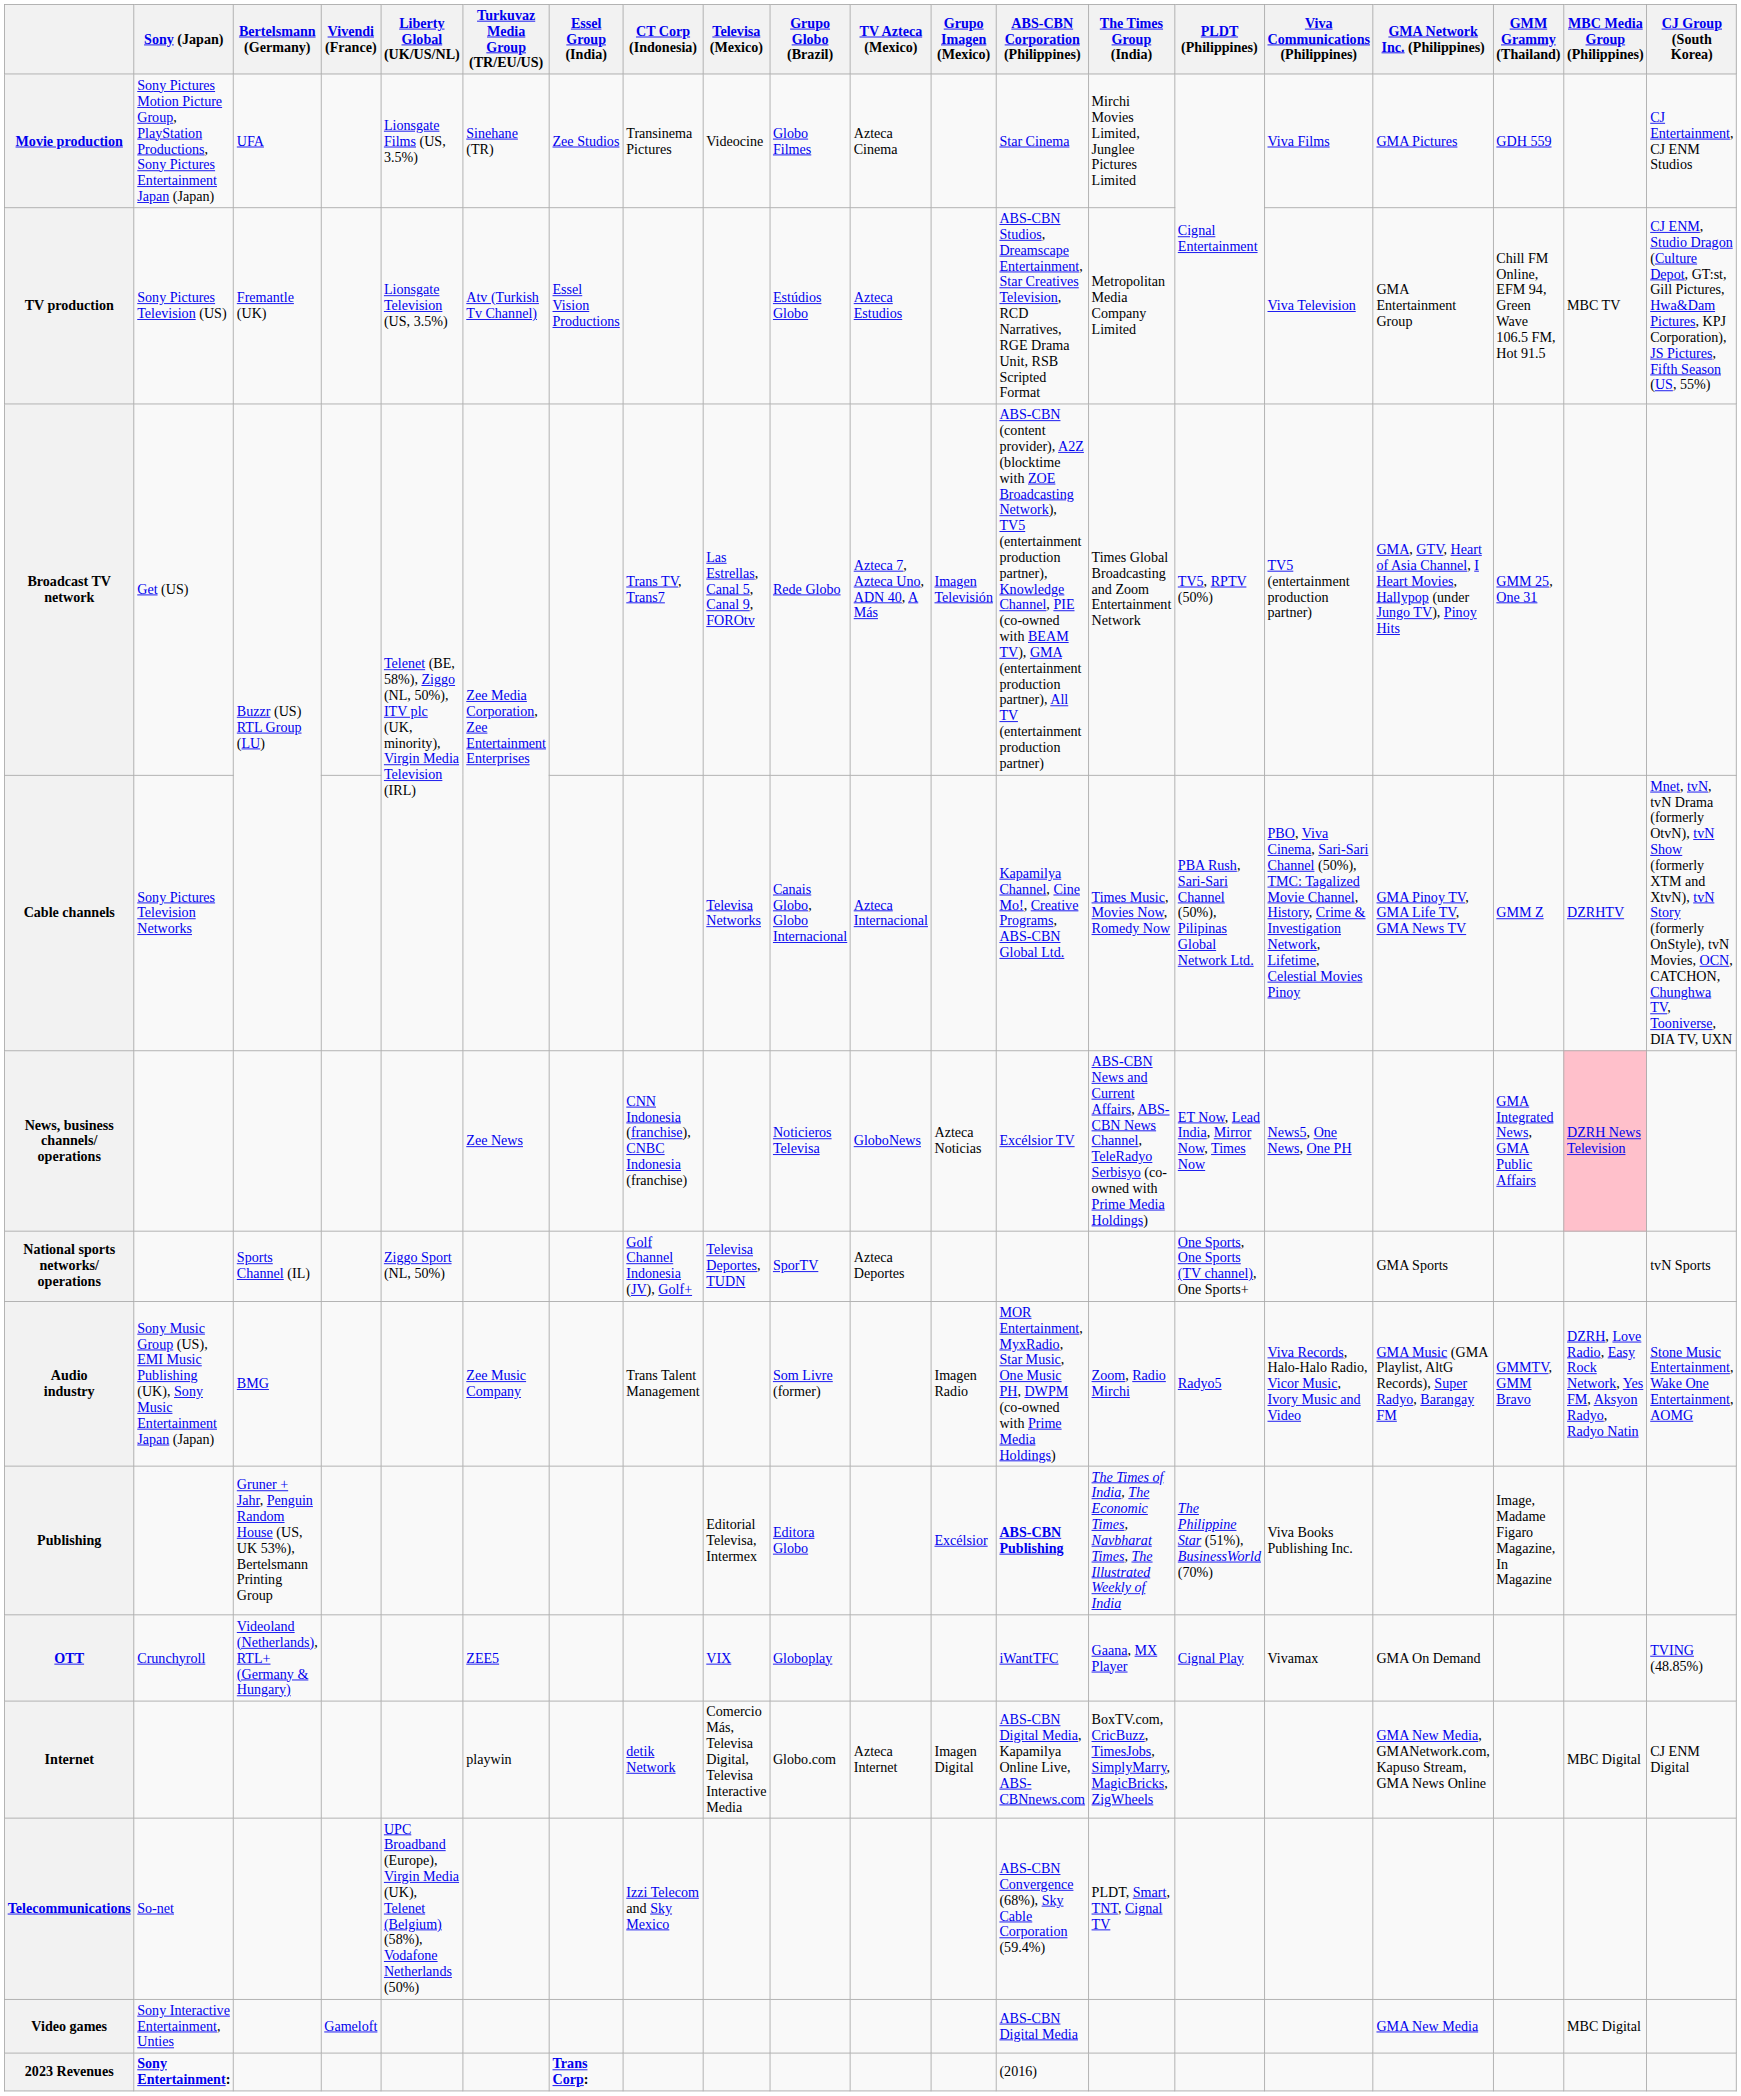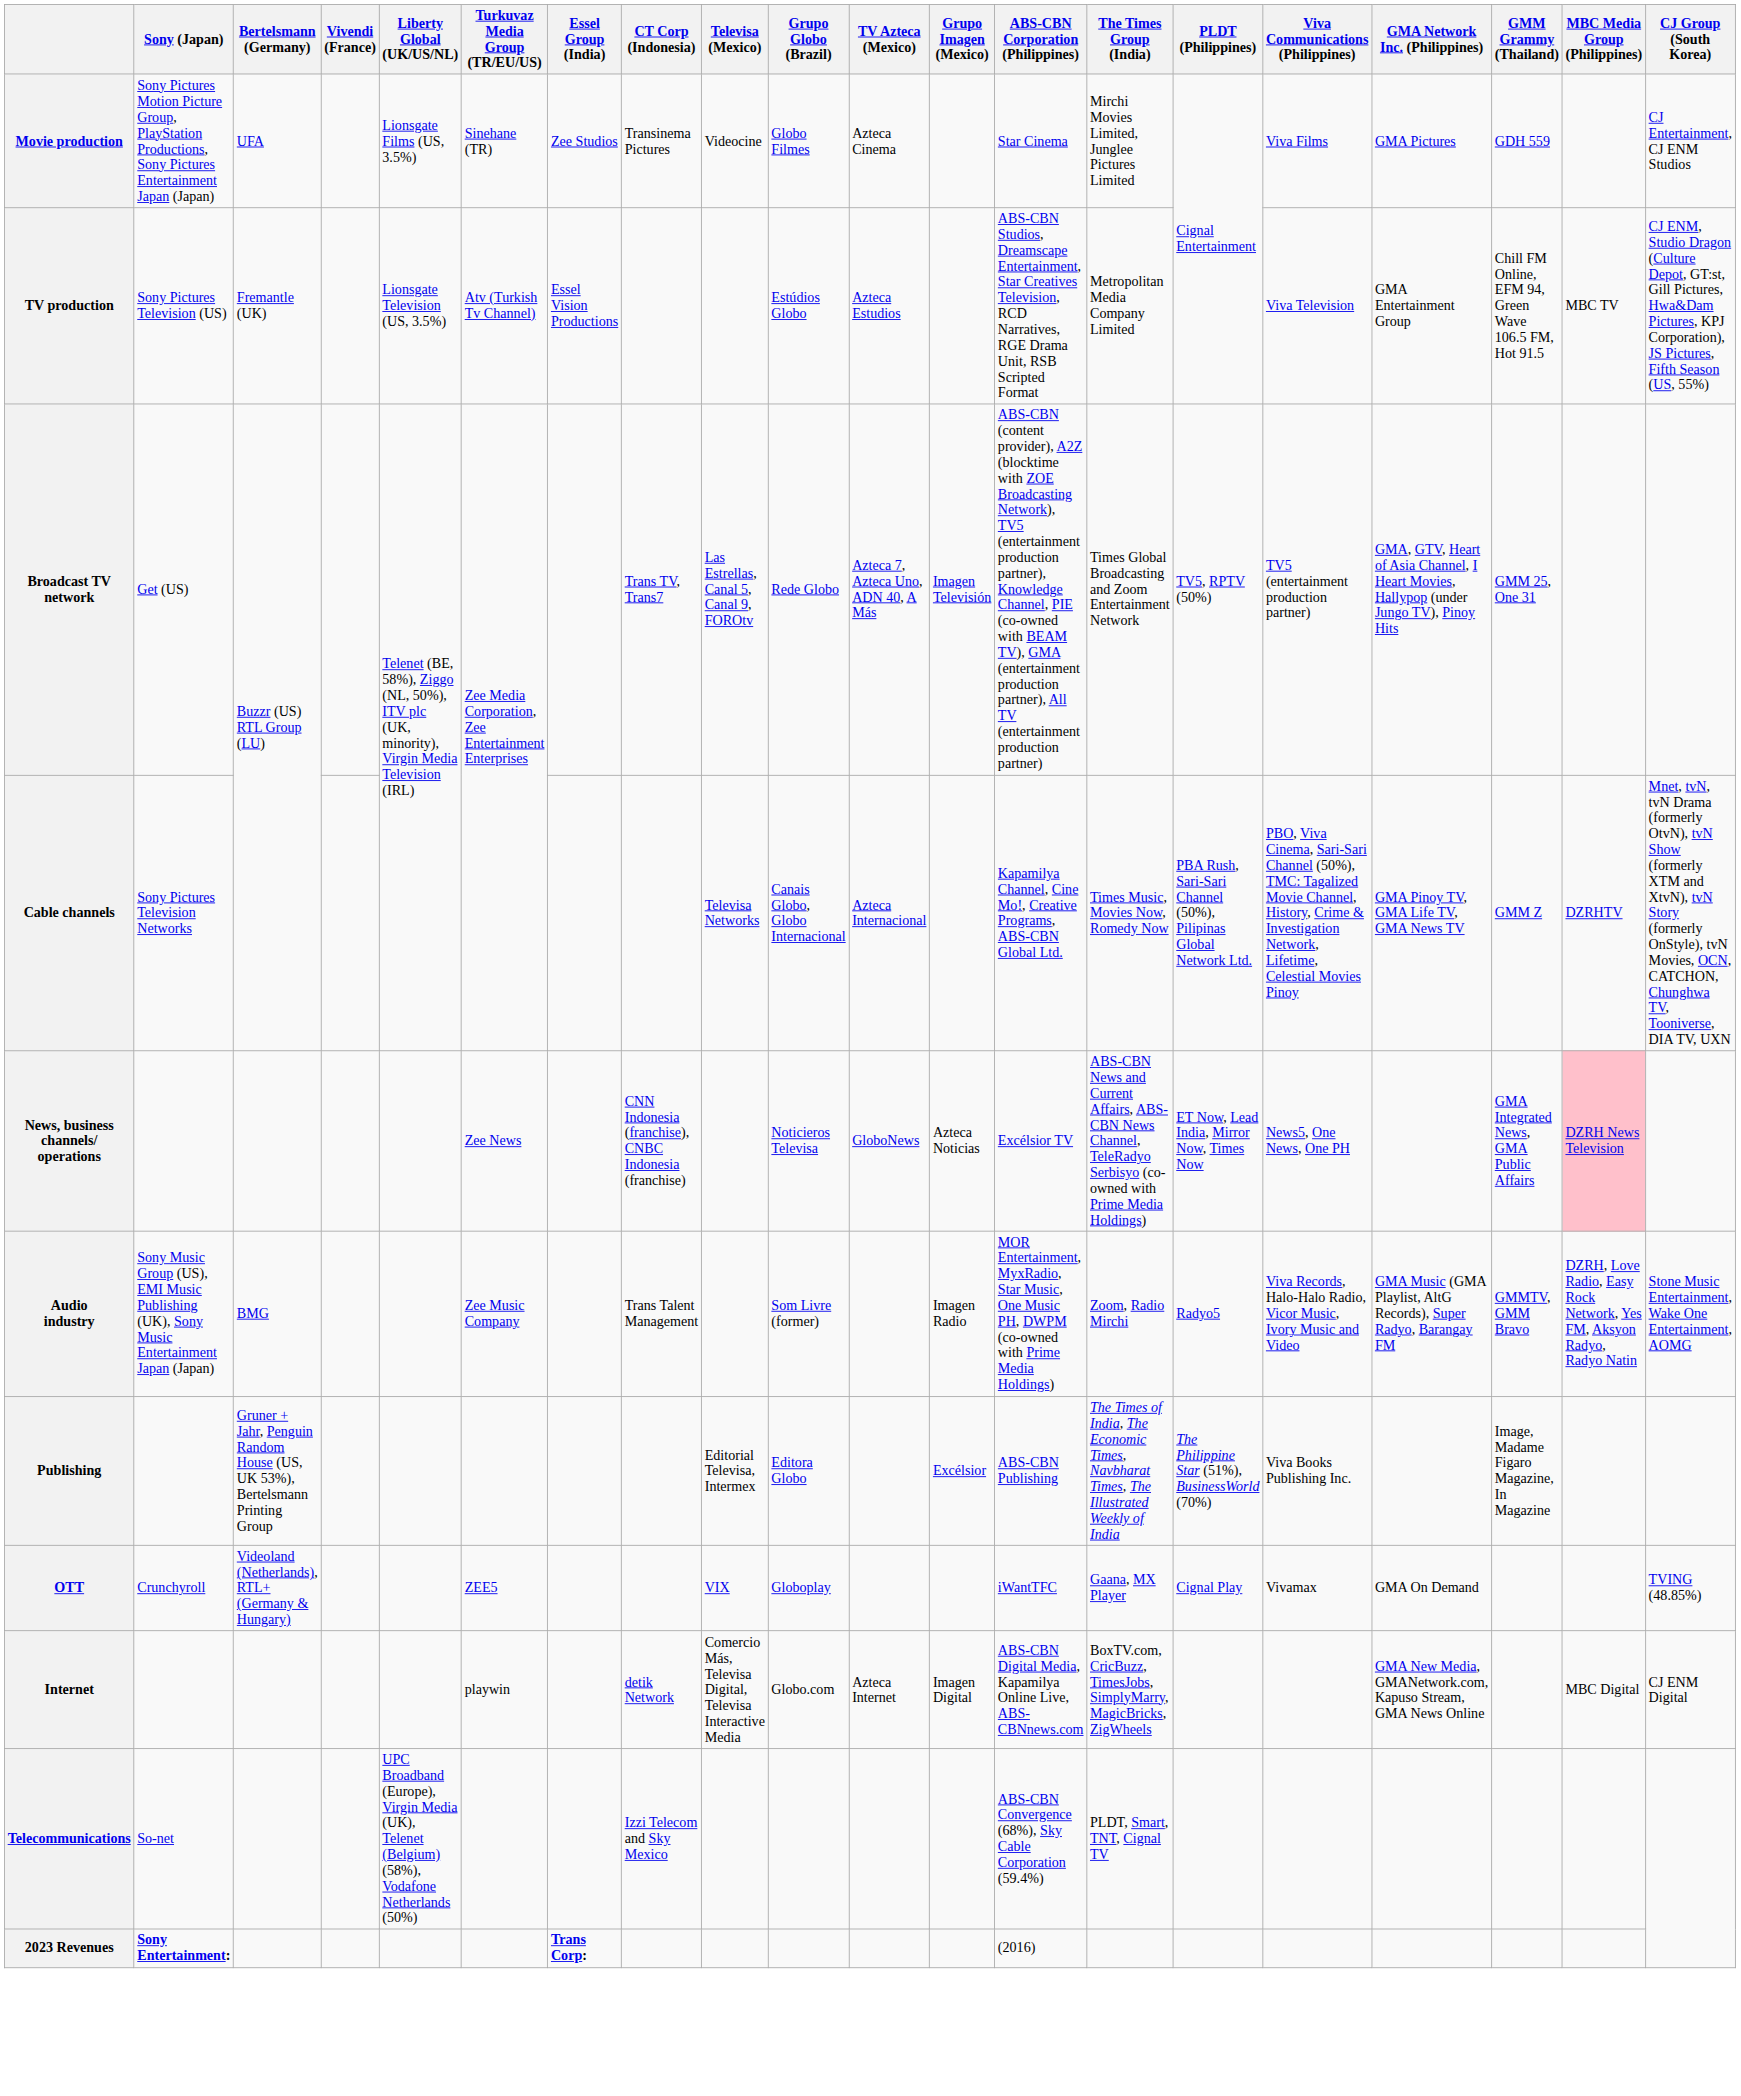- row: (69, 1266)
(1032, 1540) bold -> (1028, 1470) normal
- row: (69, 2026)
